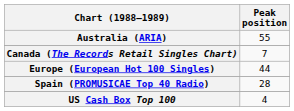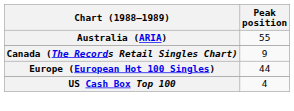(265, 53) 7 -> (265, 53) 9
- row: (122, 84)
